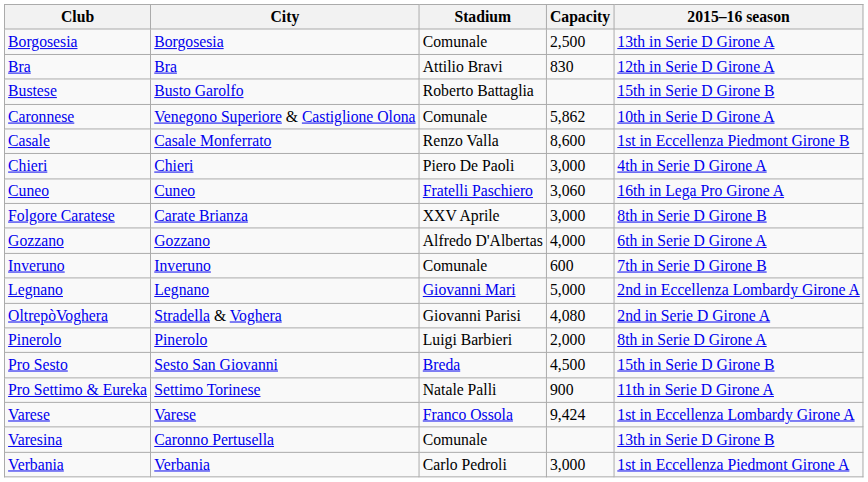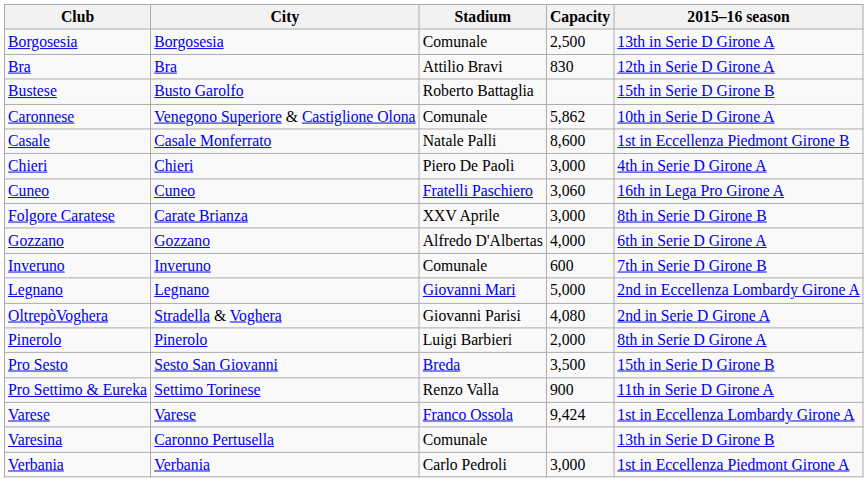(461, 141) Renzo Valla -> (460, 141) Natale Palli
(568, 365) 4,500 -> (568, 365) 3,500
(460, 389) Natale Palli -> (461, 389) Renzo Valla
